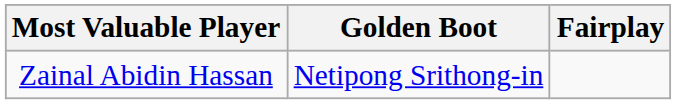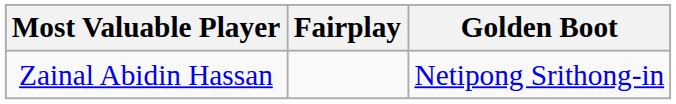columns swapped: (418, 27) <-> (611, 27)
